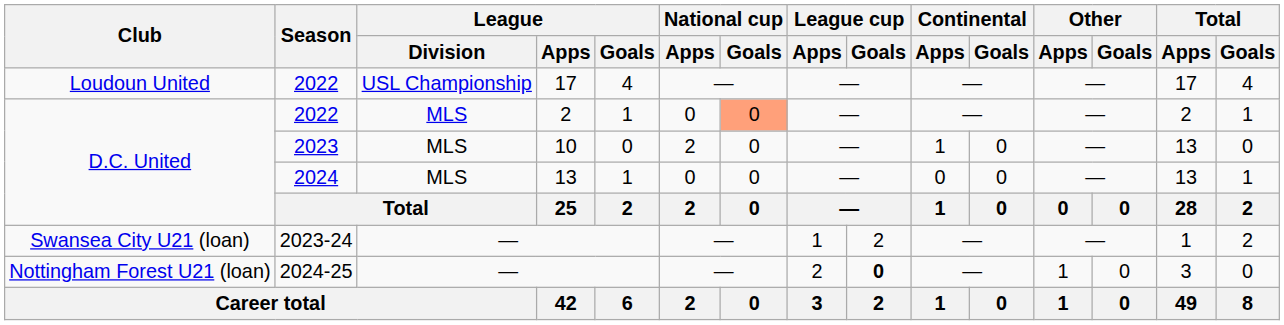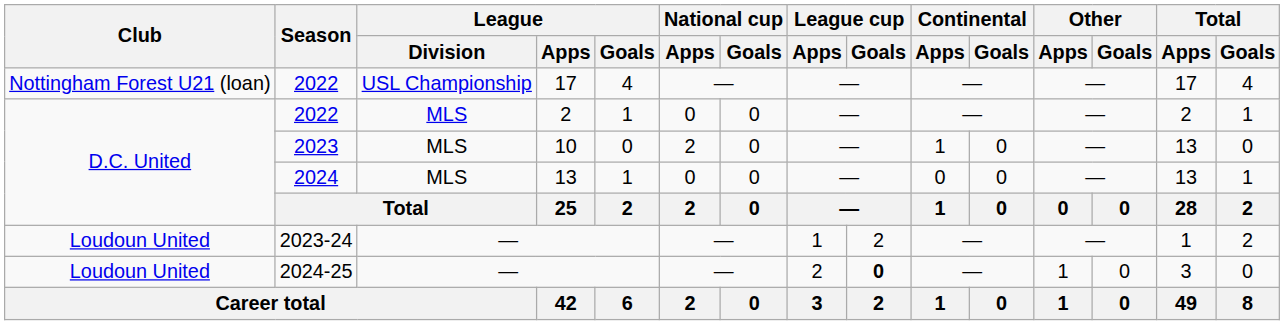(140, 83) Loudoun United -> (140, 83) Nottingham Forest U21 (loan)
(754, 114) lightsalmon background -> (754, 114) no background
(140, 240) Swansea City U21 (loan) -> (140, 240) Loudoun United
(140, 271) Nottingham Forest U21 (loan) -> (140, 271) Loudoun United
